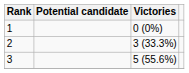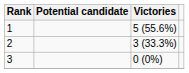(148, 28) 0 (0%) -> (155, 28) 5 (55.6%)
(155, 60) 5 (55.6%) -> (148, 60) 0 (0%)
